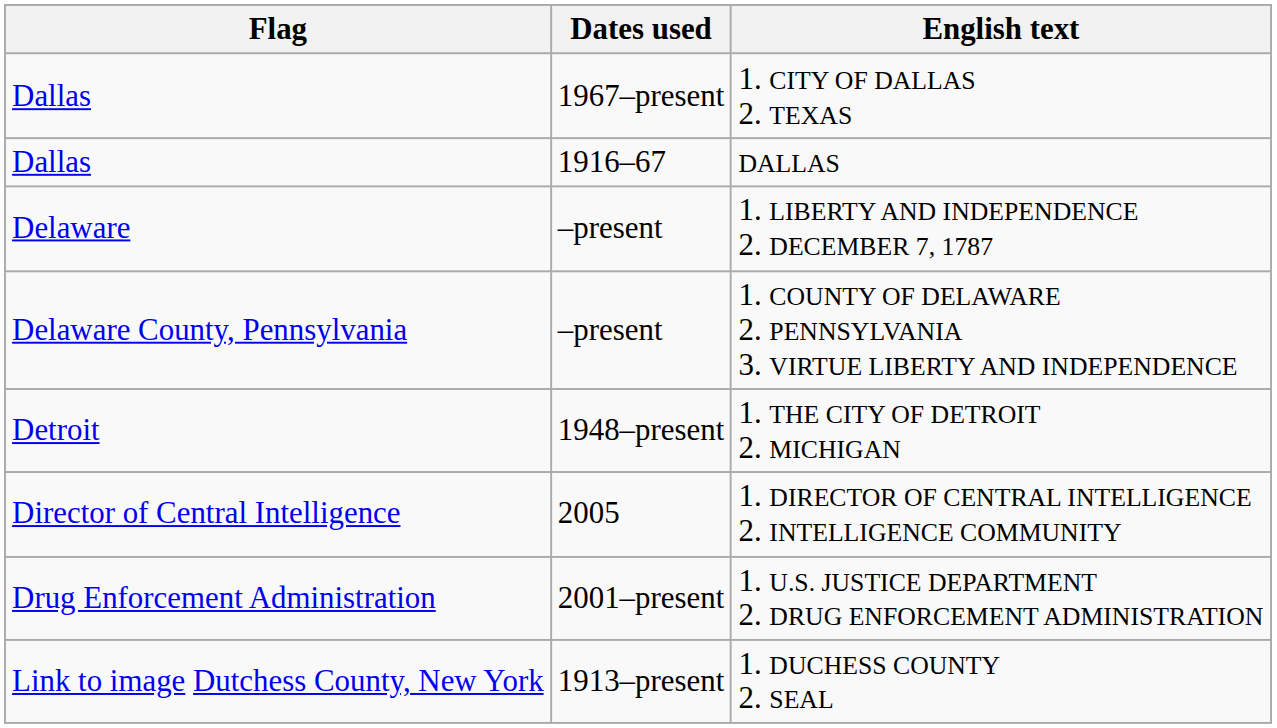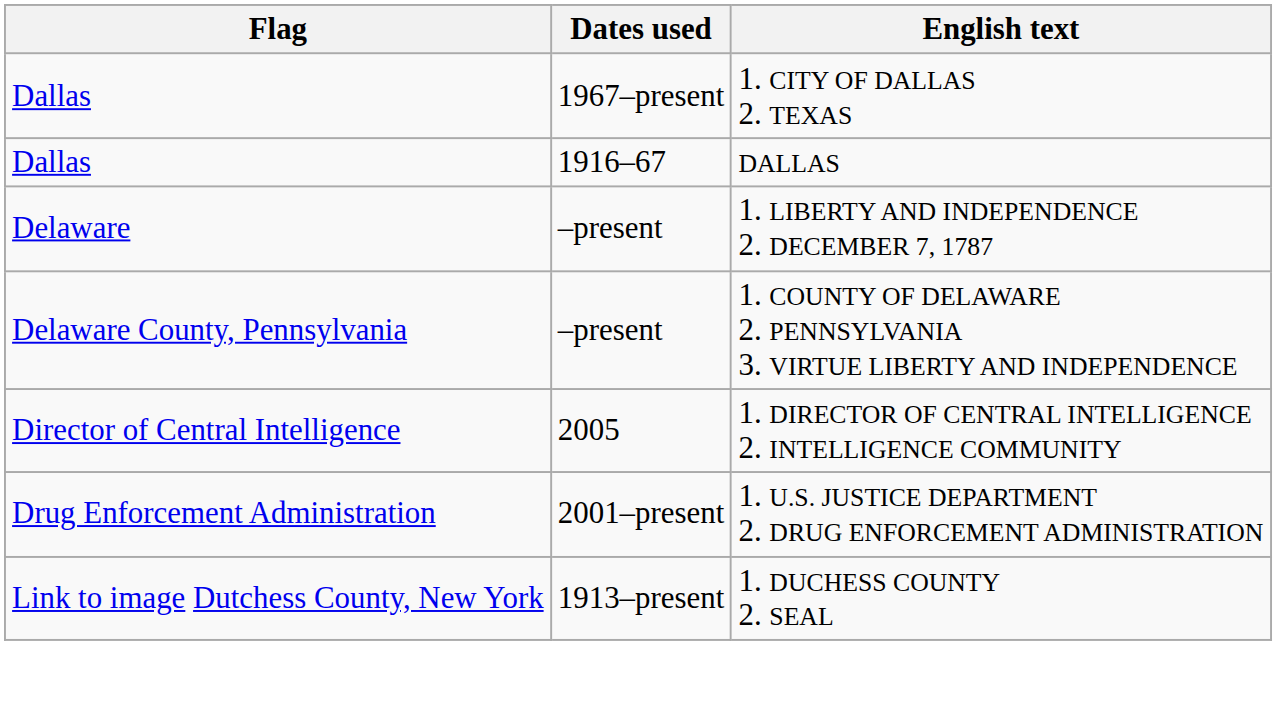- row: (890, 430)
